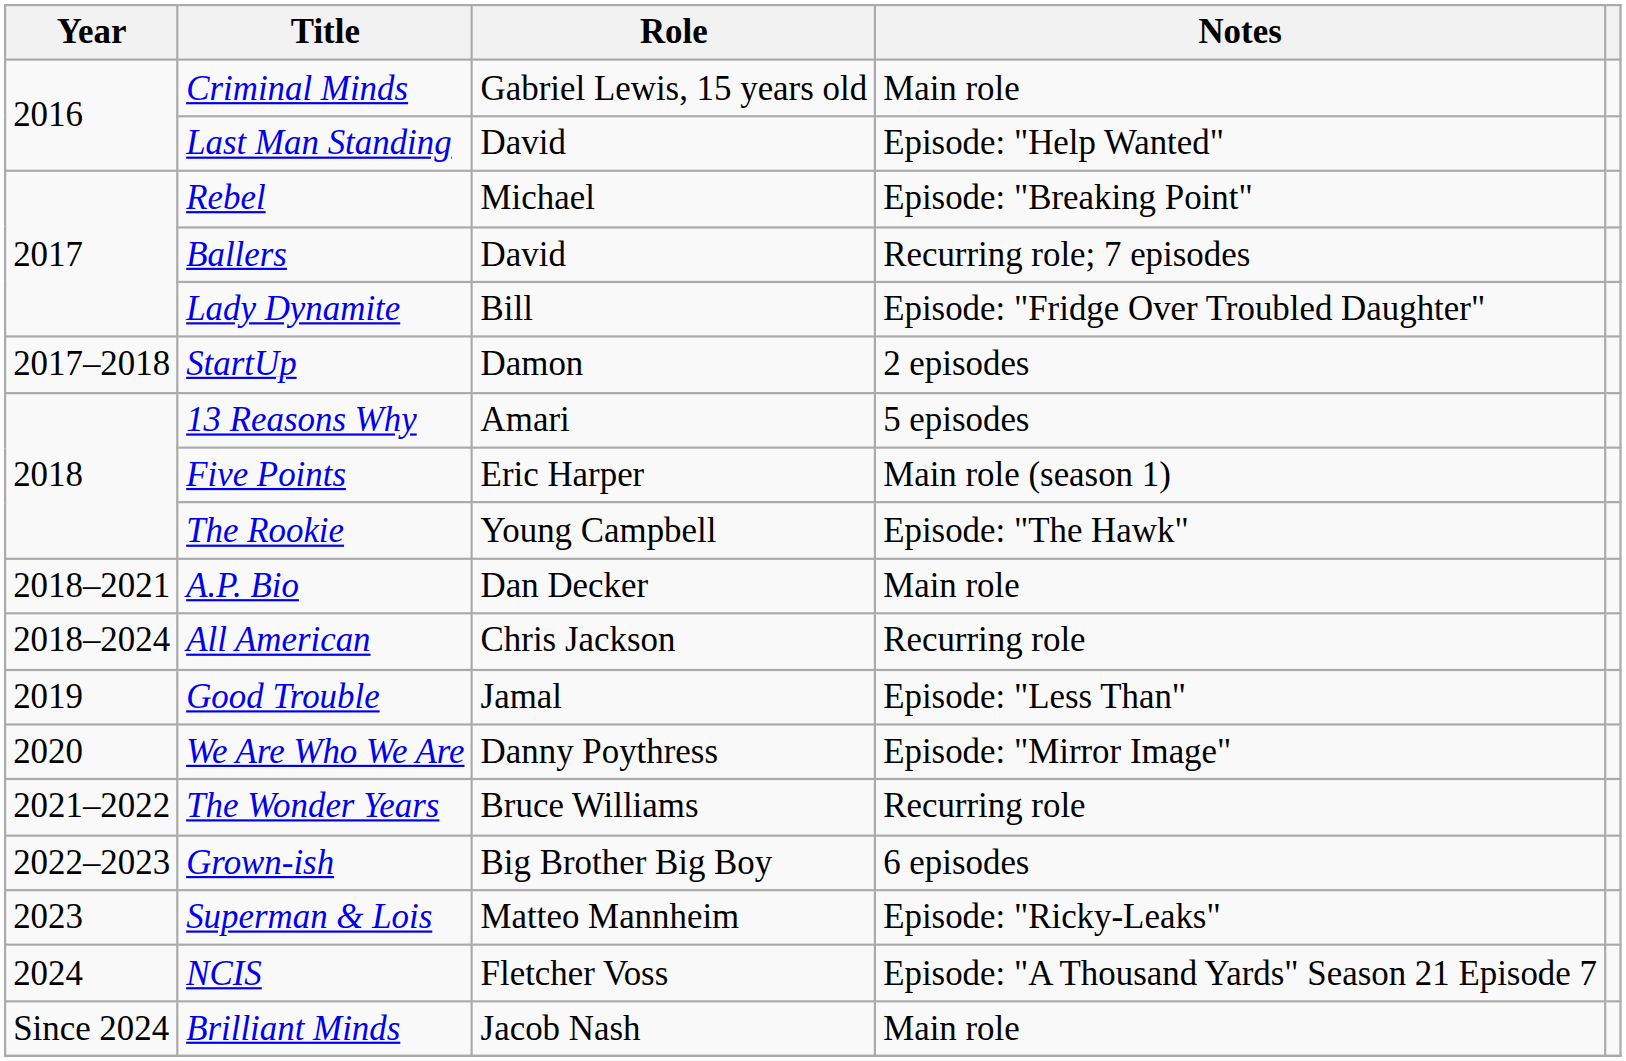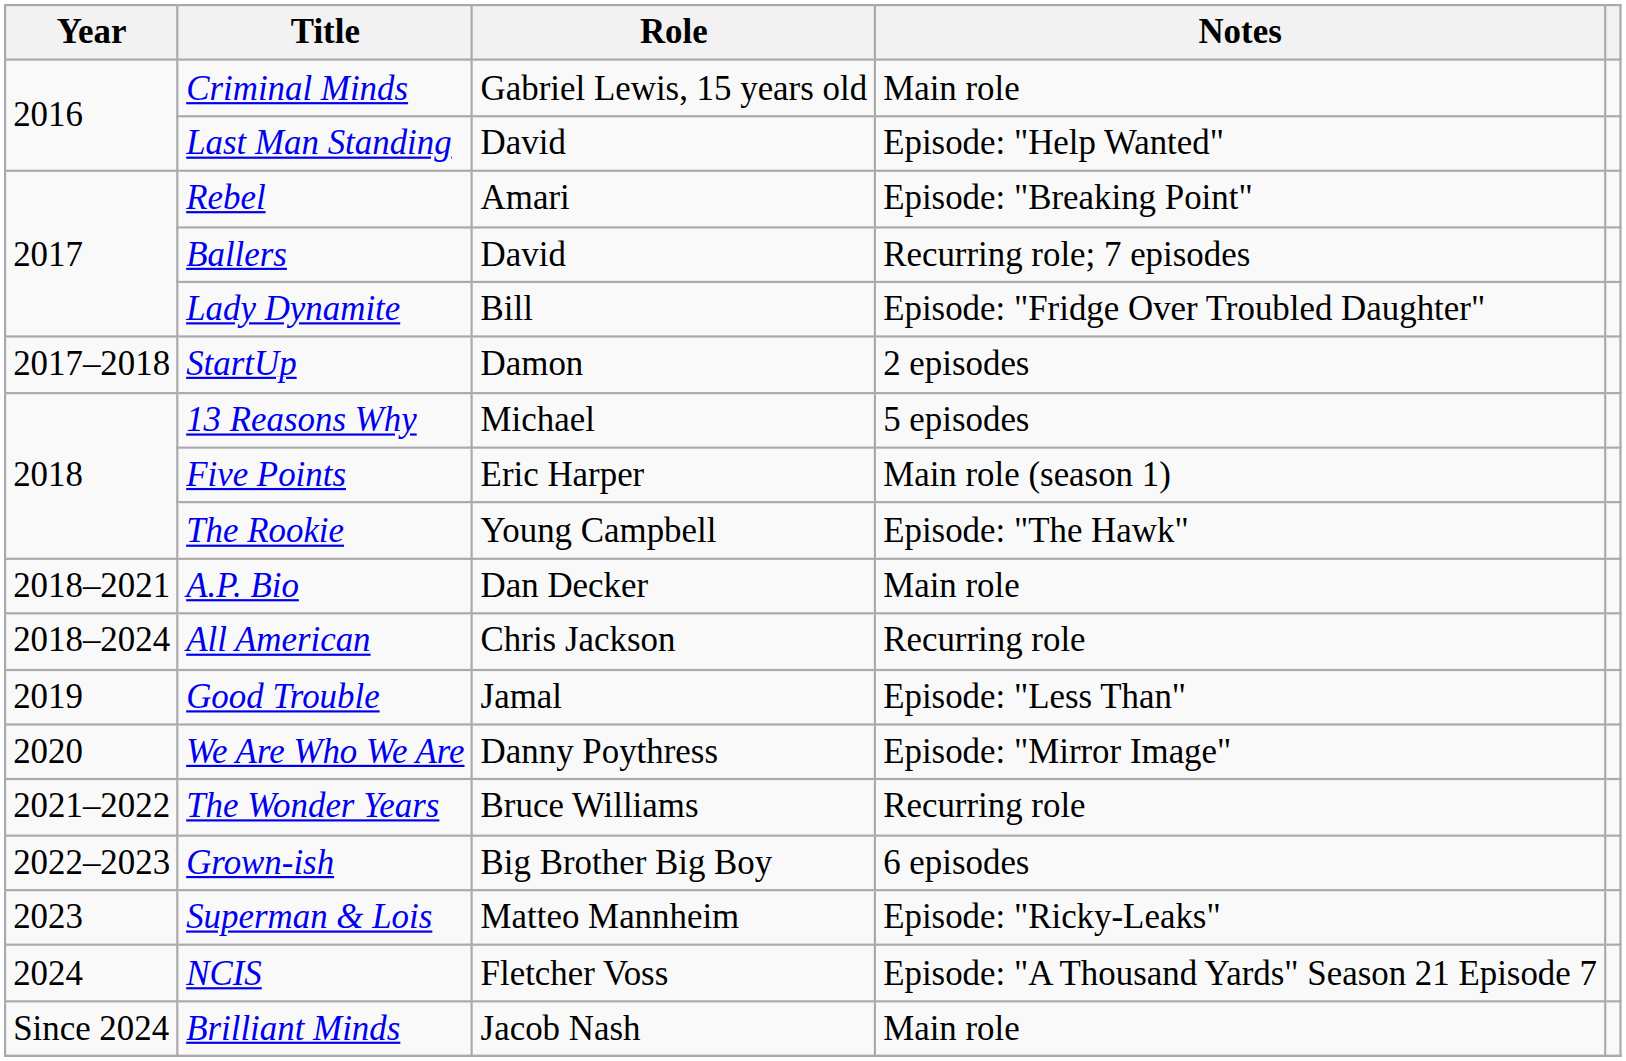(538, 198) Michael -> (525, 198) Amari
(525, 419) Amari -> (538, 419) Michael
